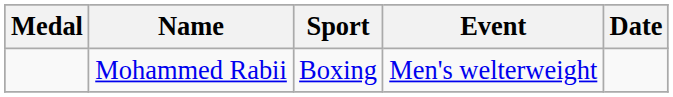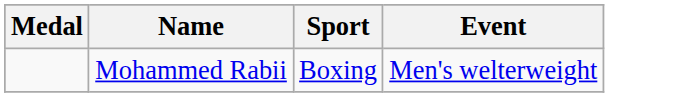- column: (636, 26)
